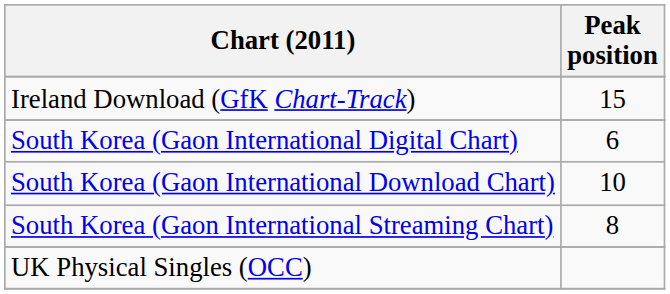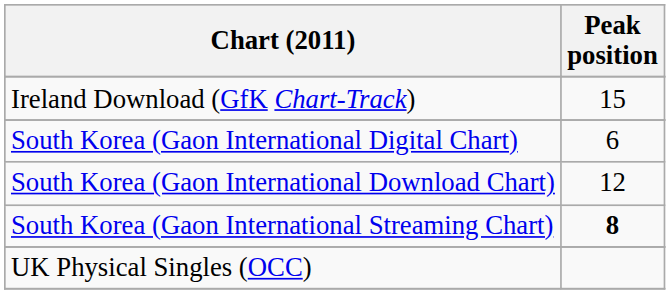(613, 182) 10 -> (613, 182) 12
(613, 225) normal -> (613, 225) bold
